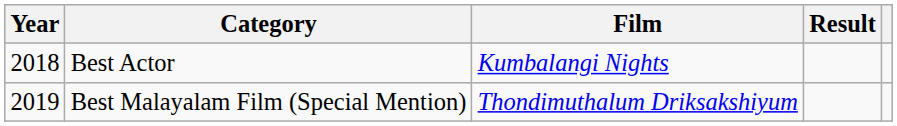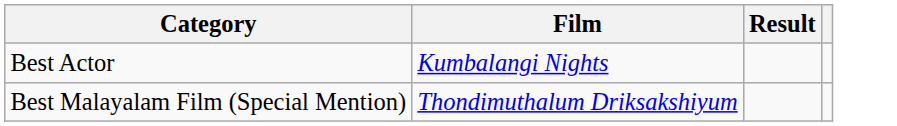- column: (35, 23)
